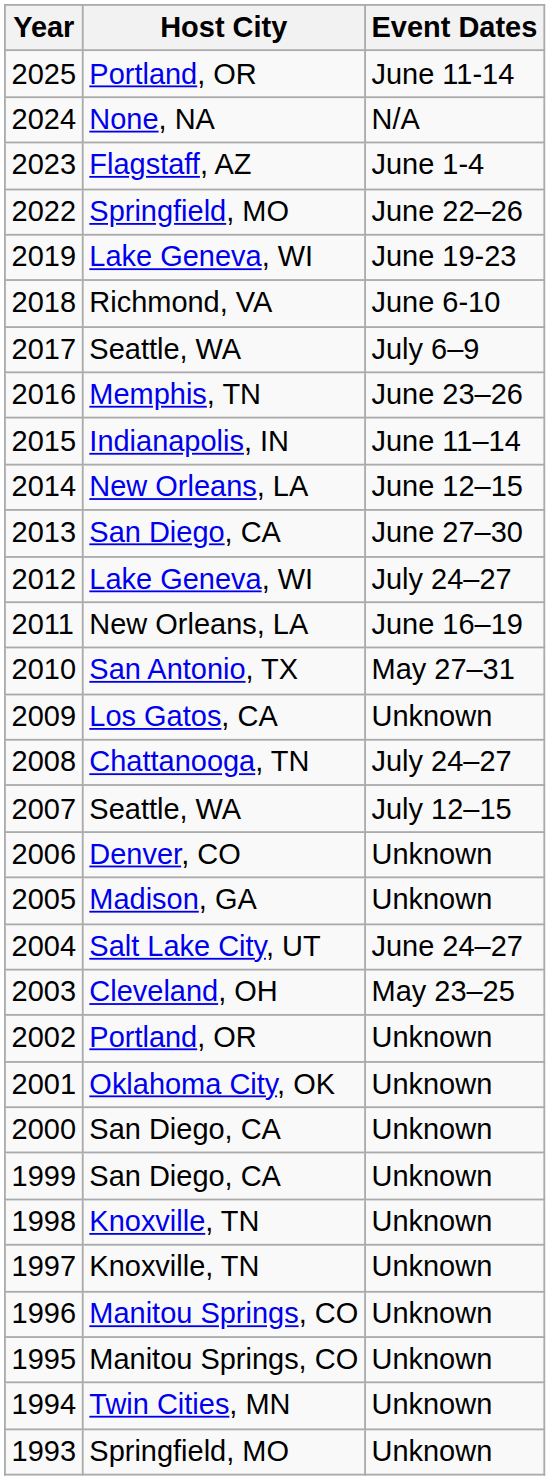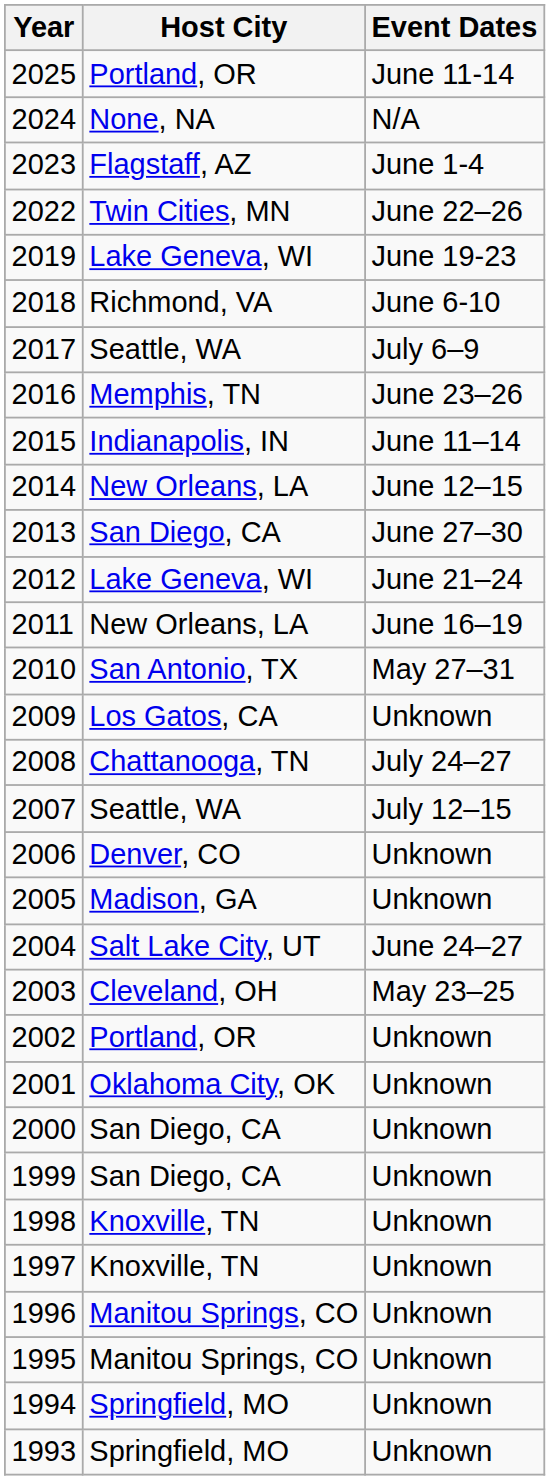(189, 211) Springfield, MO -> (190, 211) Twin Cities, MN
(442, 578) July 24–27 -> (447, 578) June 21–24
(190, 1405) Twin Cities, MN -> (189, 1405) Springfield, MO
